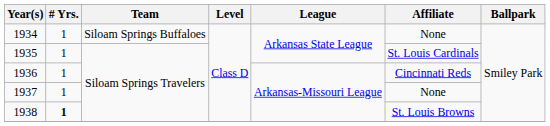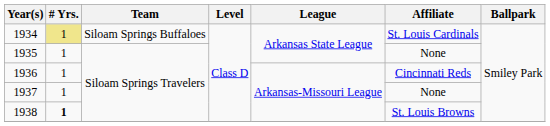(64, 34) no background -> (64, 34) khaki background
(433, 34) None -> (433, 34) St. Louis Cardinals
(433, 53) St. Louis Cardinals -> (433, 53) None
